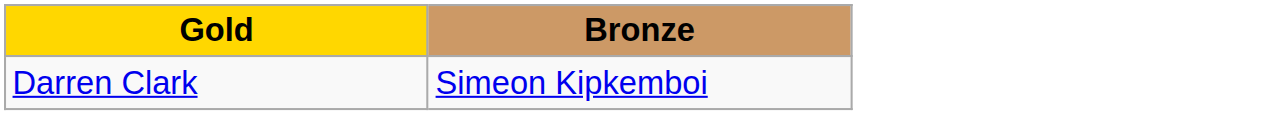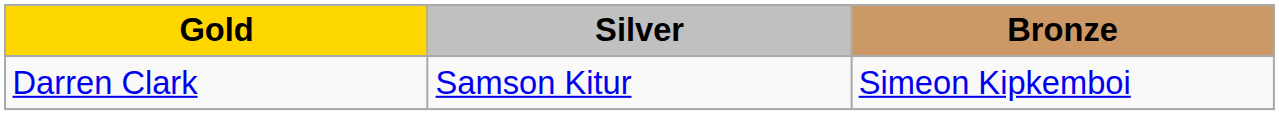+ column: (640, 30)
